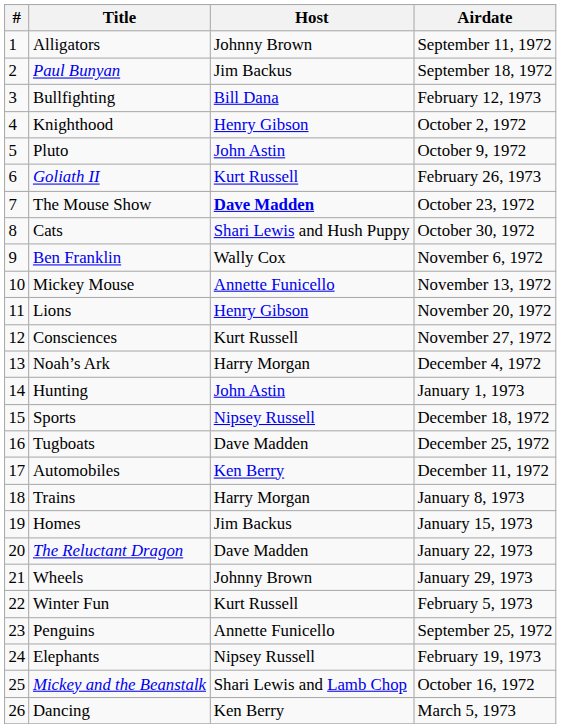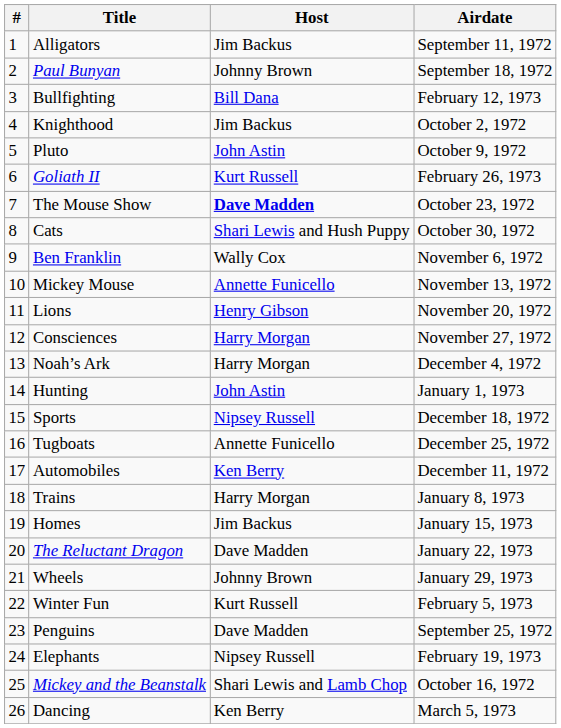(263, 44) Johnny Brown -> (253, 44) Jim Backus
(253, 71) Jim Backus -> (263, 71) Johnny Brown
(261, 124) Henry Gibson -> (253, 124) Jim Backus
(256, 337) Kurt Russell -> (262, 337) Harry Morgan
(261, 444) Dave Madden -> (274, 444) Annette Funicello
(274, 630) Annette Funicello -> (261, 630) Dave Madden
